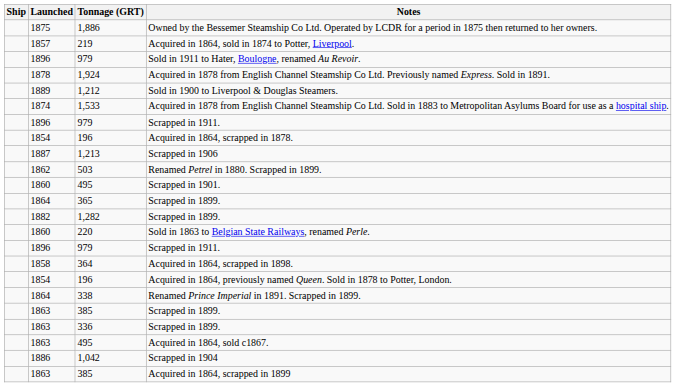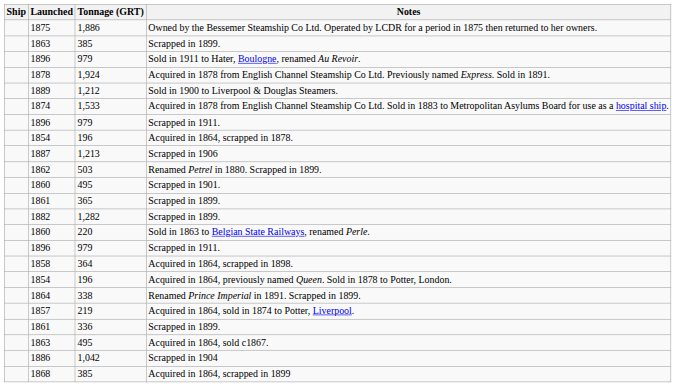rows swapped: (85, 311) <-> (85, 43)
(40, 201) 1864 -> (40, 201) 1861
(40, 327) 1863 -> (40, 327) 1861
(40, 374) 1863 -> (40, 374) 1868
